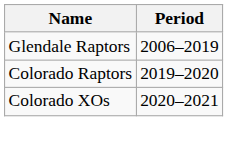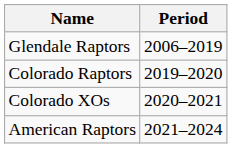+ row: (72, 128)
